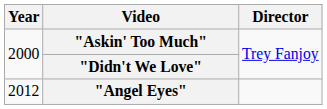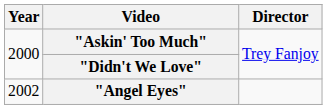(24, 91) 2012 -> (24, 91) 2002
